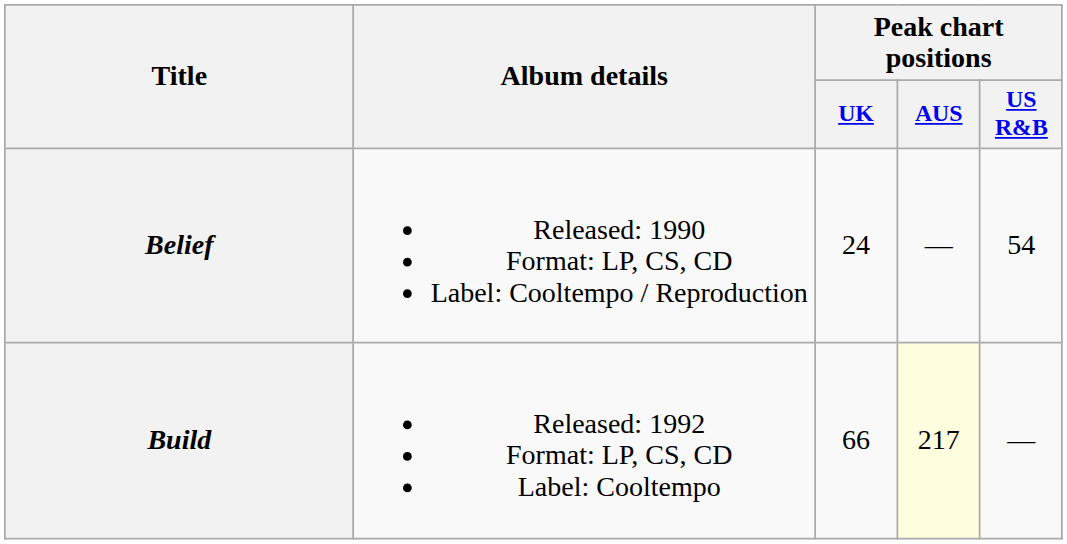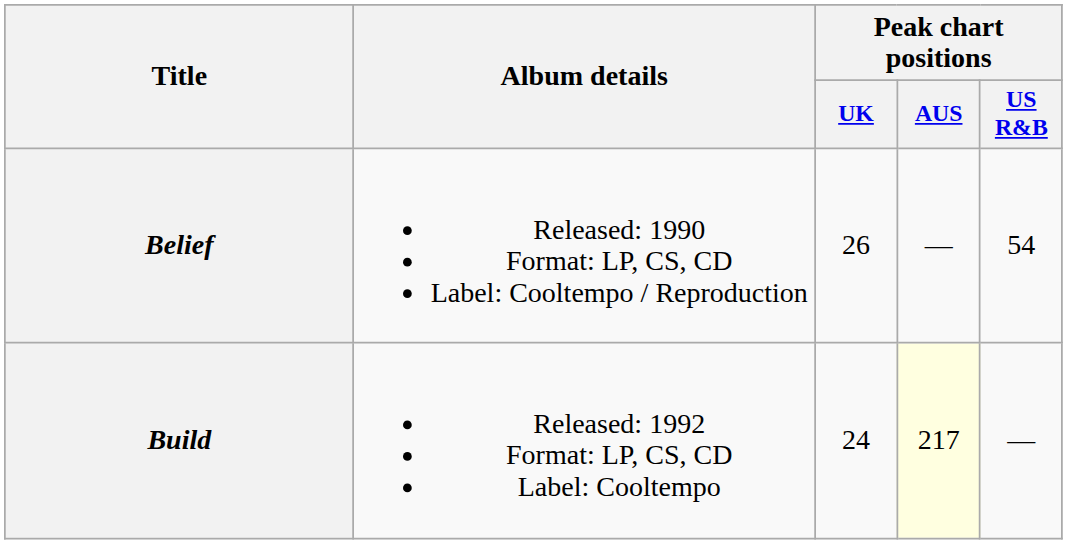(856, 245) 24 -> (856, 245) 26
(856, 440) 66 -> (856, 440) 24
